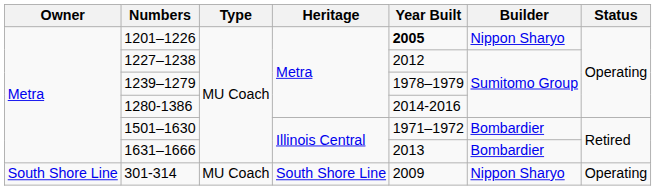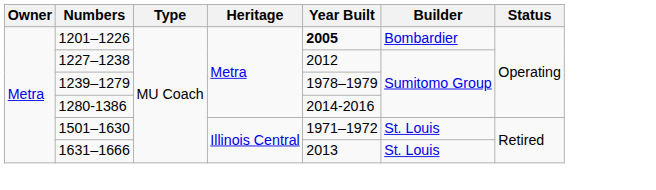(518, 38) Nippon Sharyo -> (421, 38) Bombardier
(507, 128) Bombardier -> (412, 128) St. Louis
(507, 151) Bombardier -> (412, 151) St. Louis
- row: (150, 173)
